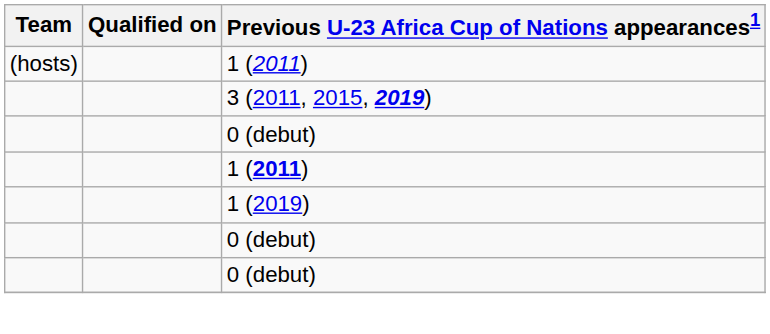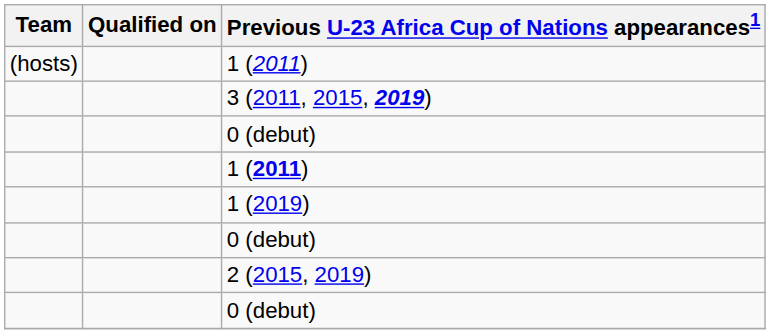+ row: (44, 275)
